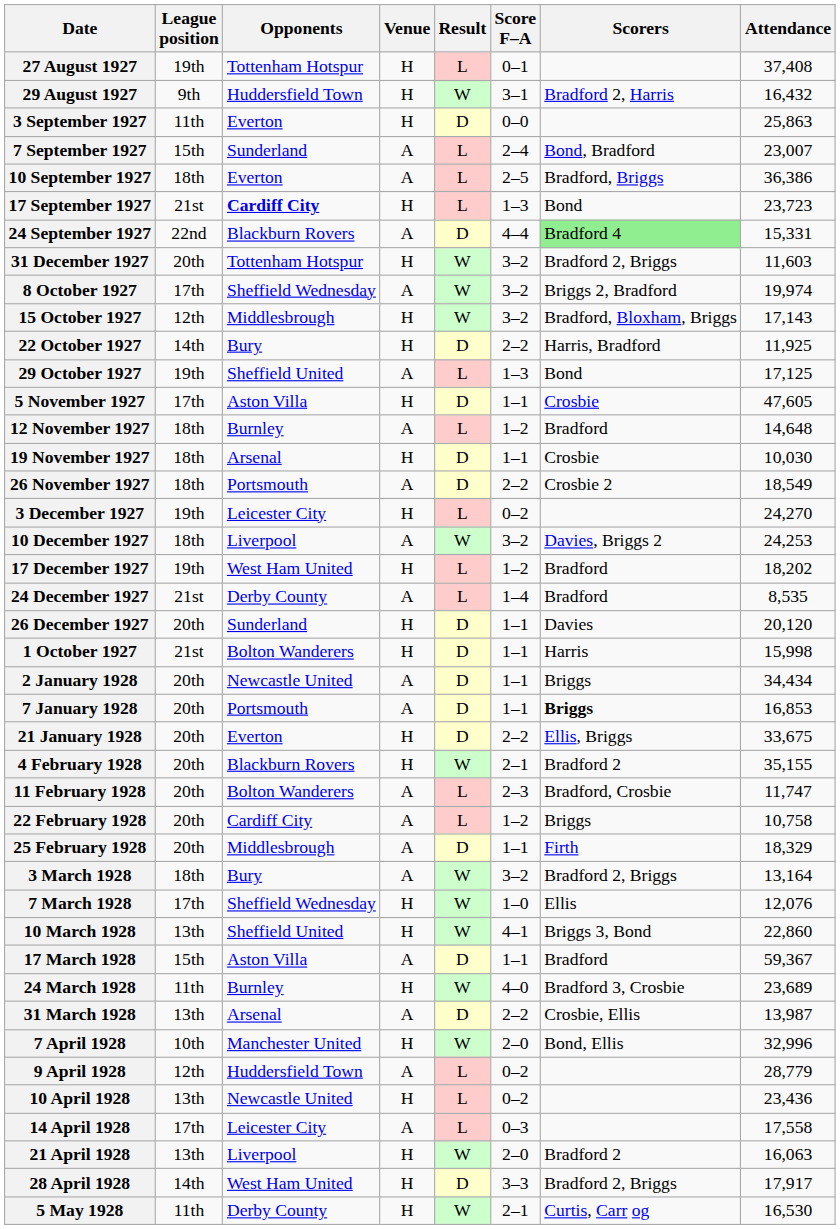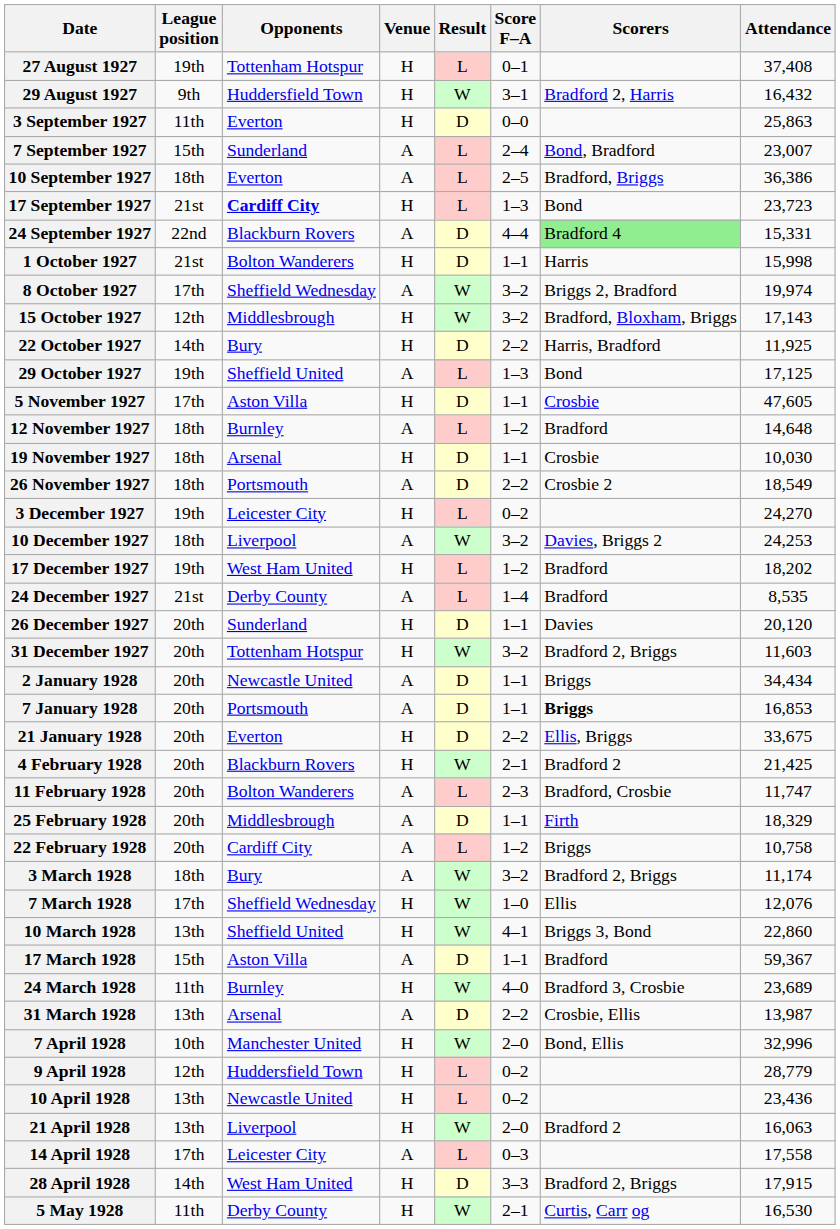rows swapped: (80, 652) <-> (80, 261)
(788, 763) 35,155 -> (788, 763) 21,425
rows swapped: (80, 819) <-> (80, 847)
(788, 875) 13,164 -> (788, 875) 11,174
(407, 1071) A -> (407, 1071) H
rows swapped: (80, 1126) <-> (80, 1154)
(788, 1182) 17,917 -> (788, 1182) 17,915
